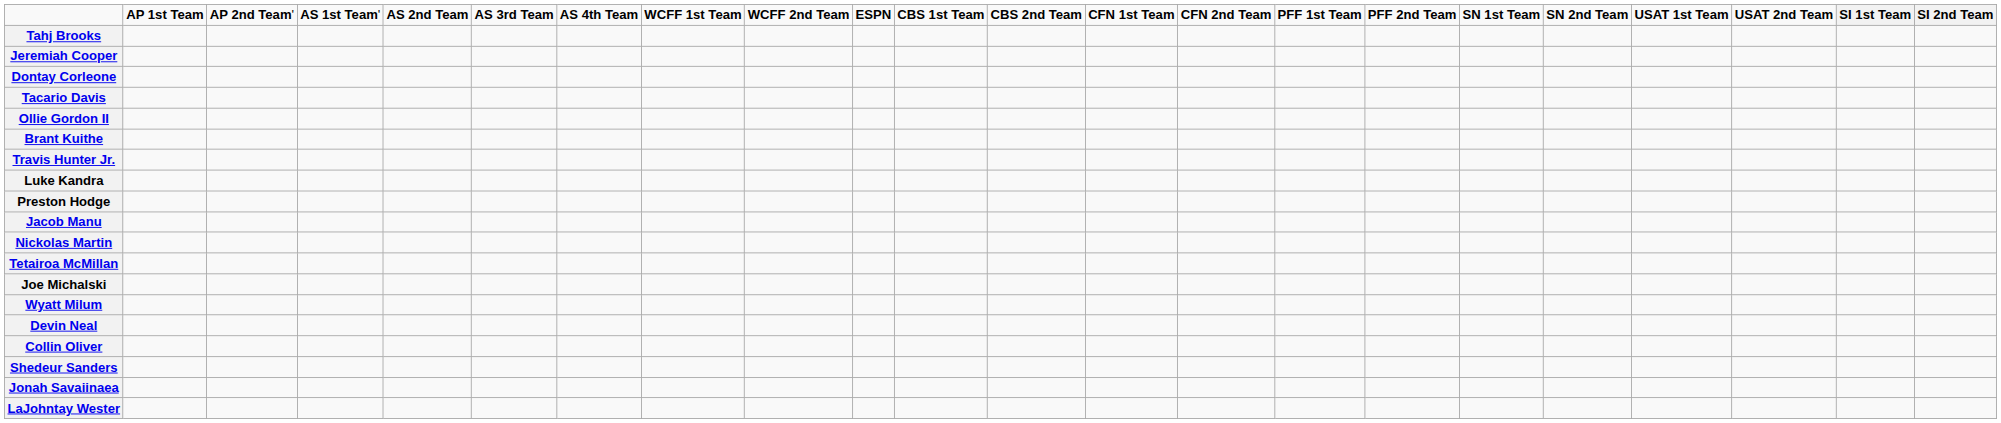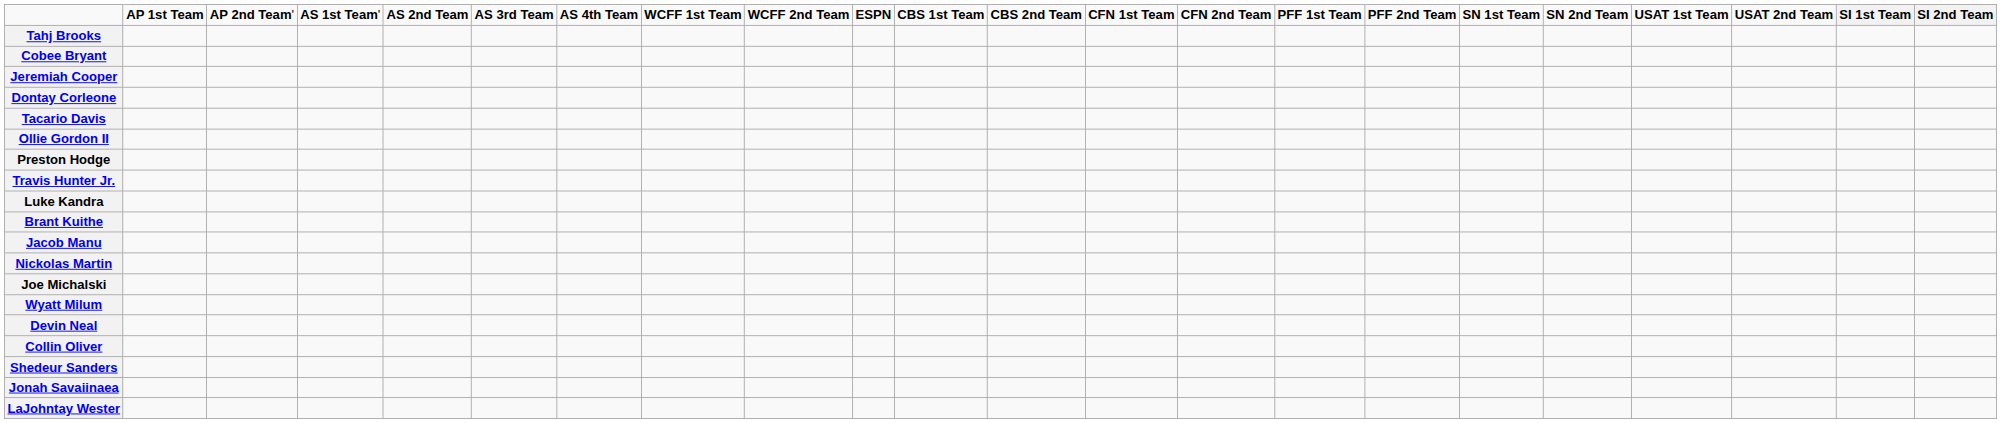+ row: (64, 57)
rows swapped: (64, 202) <-> (64, 139)
- row: (64, 264)
